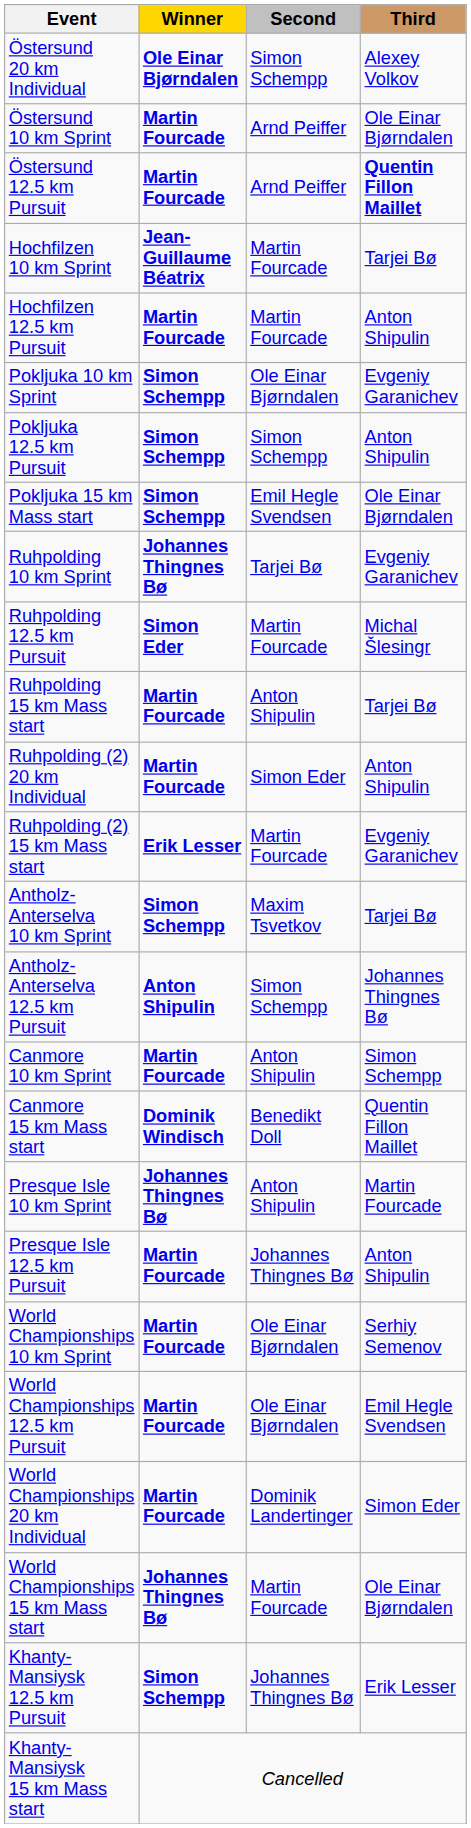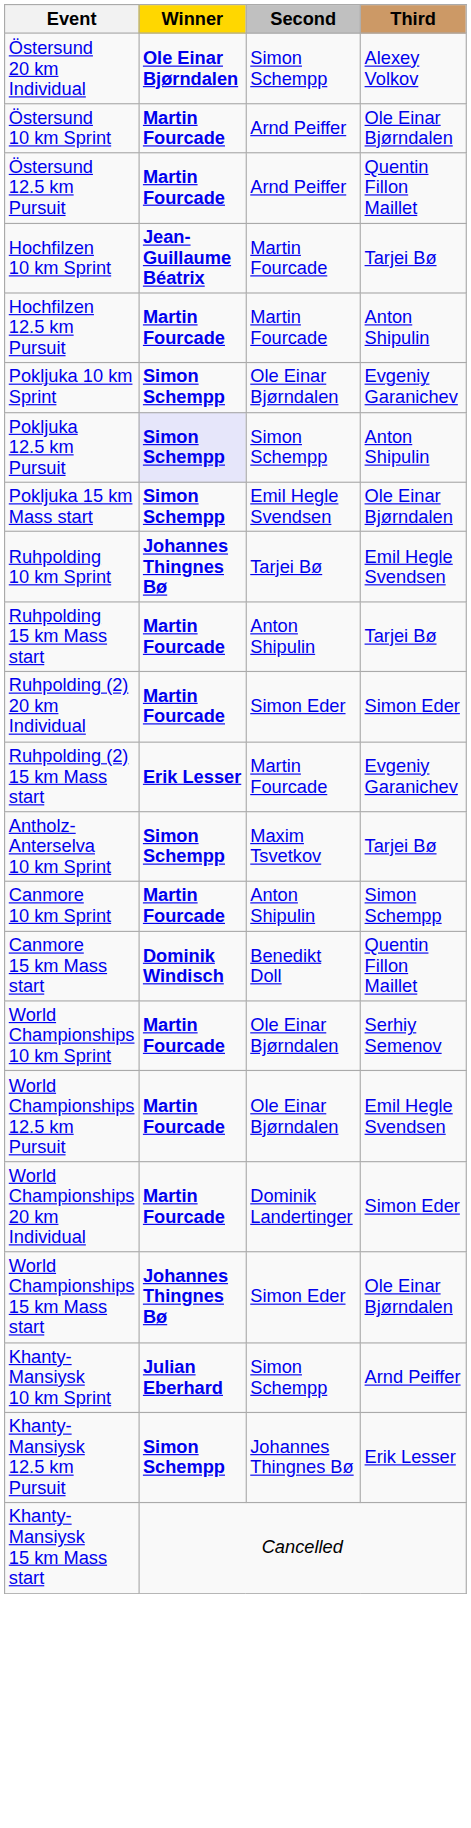(399, 187) bold -> (397, 187) normal
(184, 447) no background -> (184, 447) lavender background
(411, 566) Evgeniy Garanichev -> (409, 566) Emil Hegle Svendsen
- row: (55, 636)
(397, 776) Anton Shipulin -> (412, 706) Simon Eder
- row: (52, 996)
- row: (60, 1196)
- row: (59, 1266)
(289, 1597) Martin Fourcade -> (298, 1297) Simon Eder
+ row: (60, 1377)
